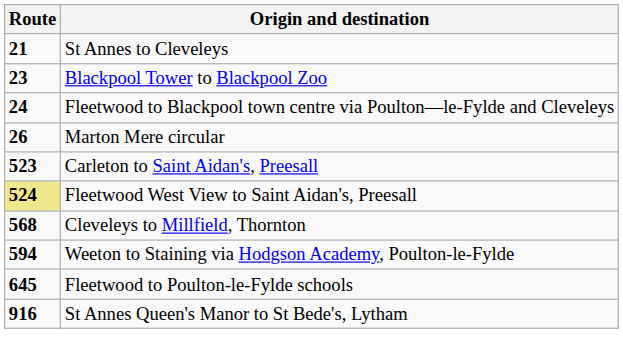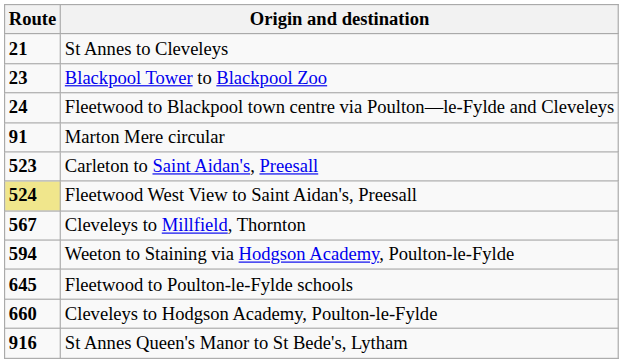(18, 136) 26 -> (18, 136) 91
(23, 225) 568 -> (23, 225) 567
+ row: (251, 313)
